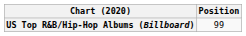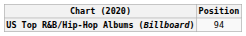(219, 25) 99 -> (219, 25) 94
